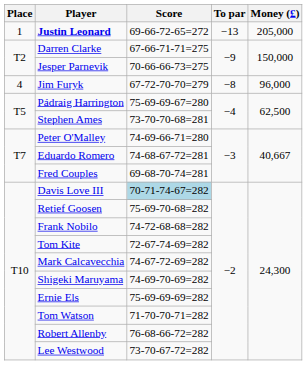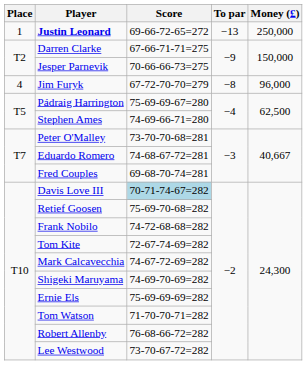(275, 31) 205,000 -> (275, 31) 250,000
(169, 119) 73-70-70-68=281 -> (169, 119) 74-69-66-71=280
(169, 137) 74-69-66-71=280 -> (169, 137) 73-70-70-68=281
